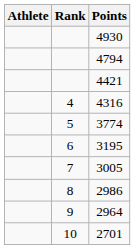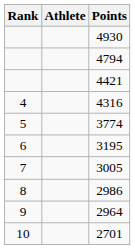columns swapped: (70, 15) <-> (28, 15)
